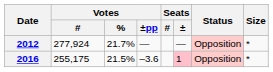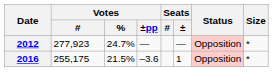(71, 44) 277,924 -> (71, 44) 277,923
(121, 44) 21.7% -> (121, 44) 24.7%
(179, 59) pink background -> (179, 59) no background
